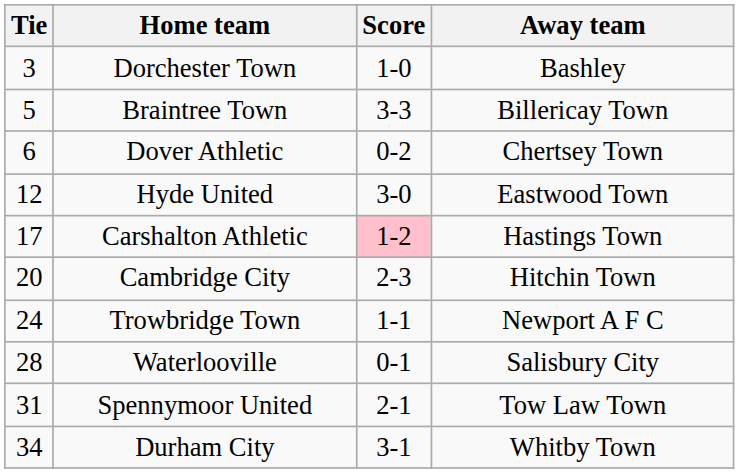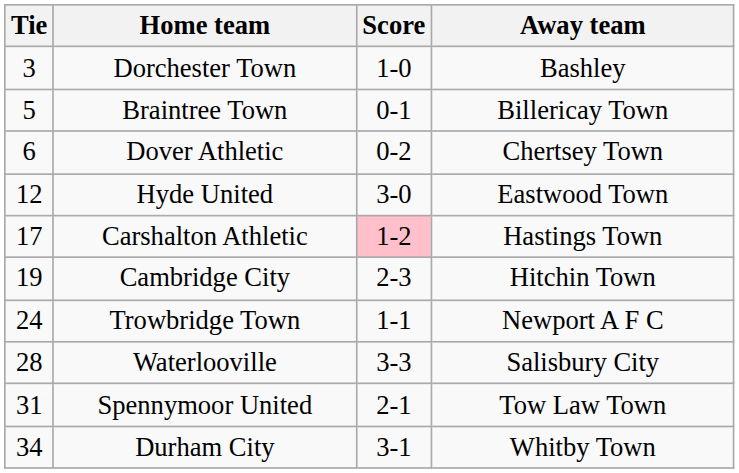(394, 109) 3-3 -> (394, 109) 0-1
(29, 278) 20 -> (29, 278) 19
(394, 362) 0-1 -> (394, 362) 3-3
